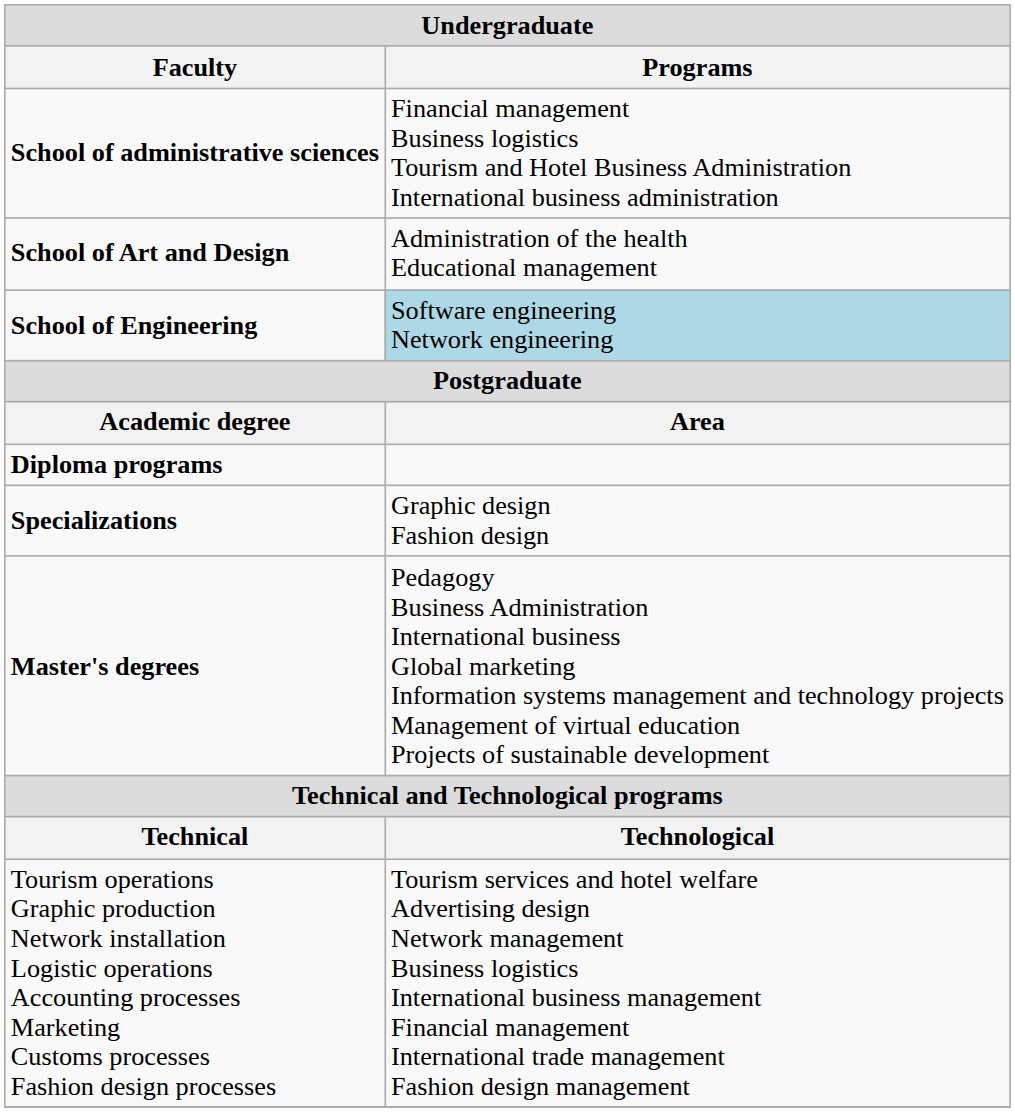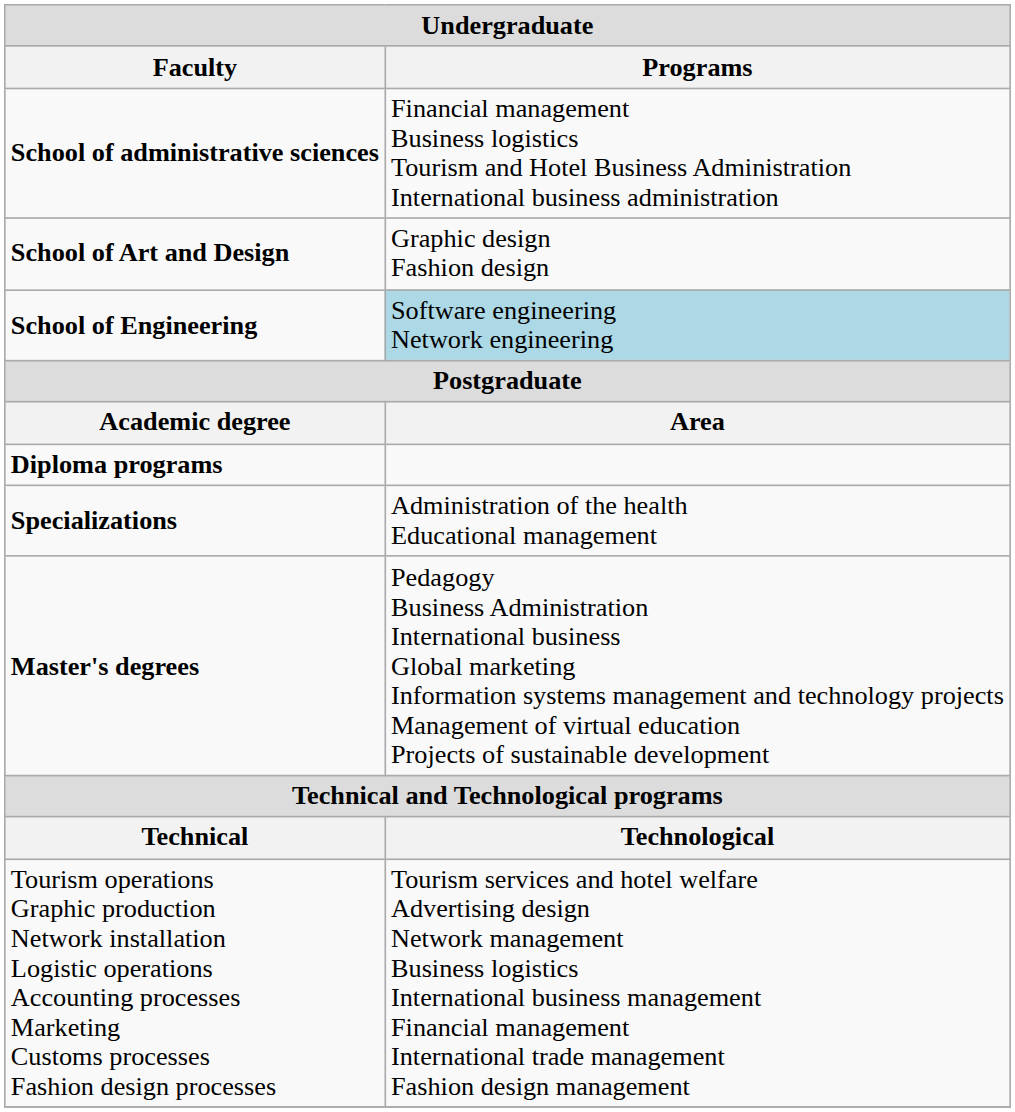(539, 253) Administration of the health Educational management -> (471, 253) Graphic design Fashion design
(471, 520) Graphic design Fashion design -> (539, 520) Administration of the health Educational management
